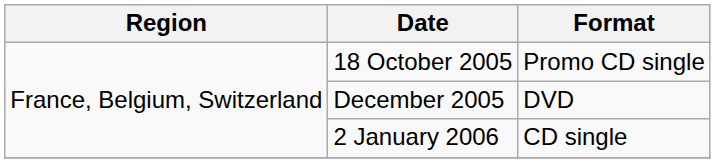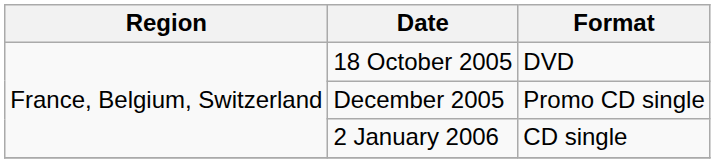(614, 61) Promo CD single -> (549, 61) DVD
(549, 99) DVD -> (614, 99) Promo CD single
